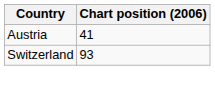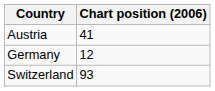+ row: (34, 55)
